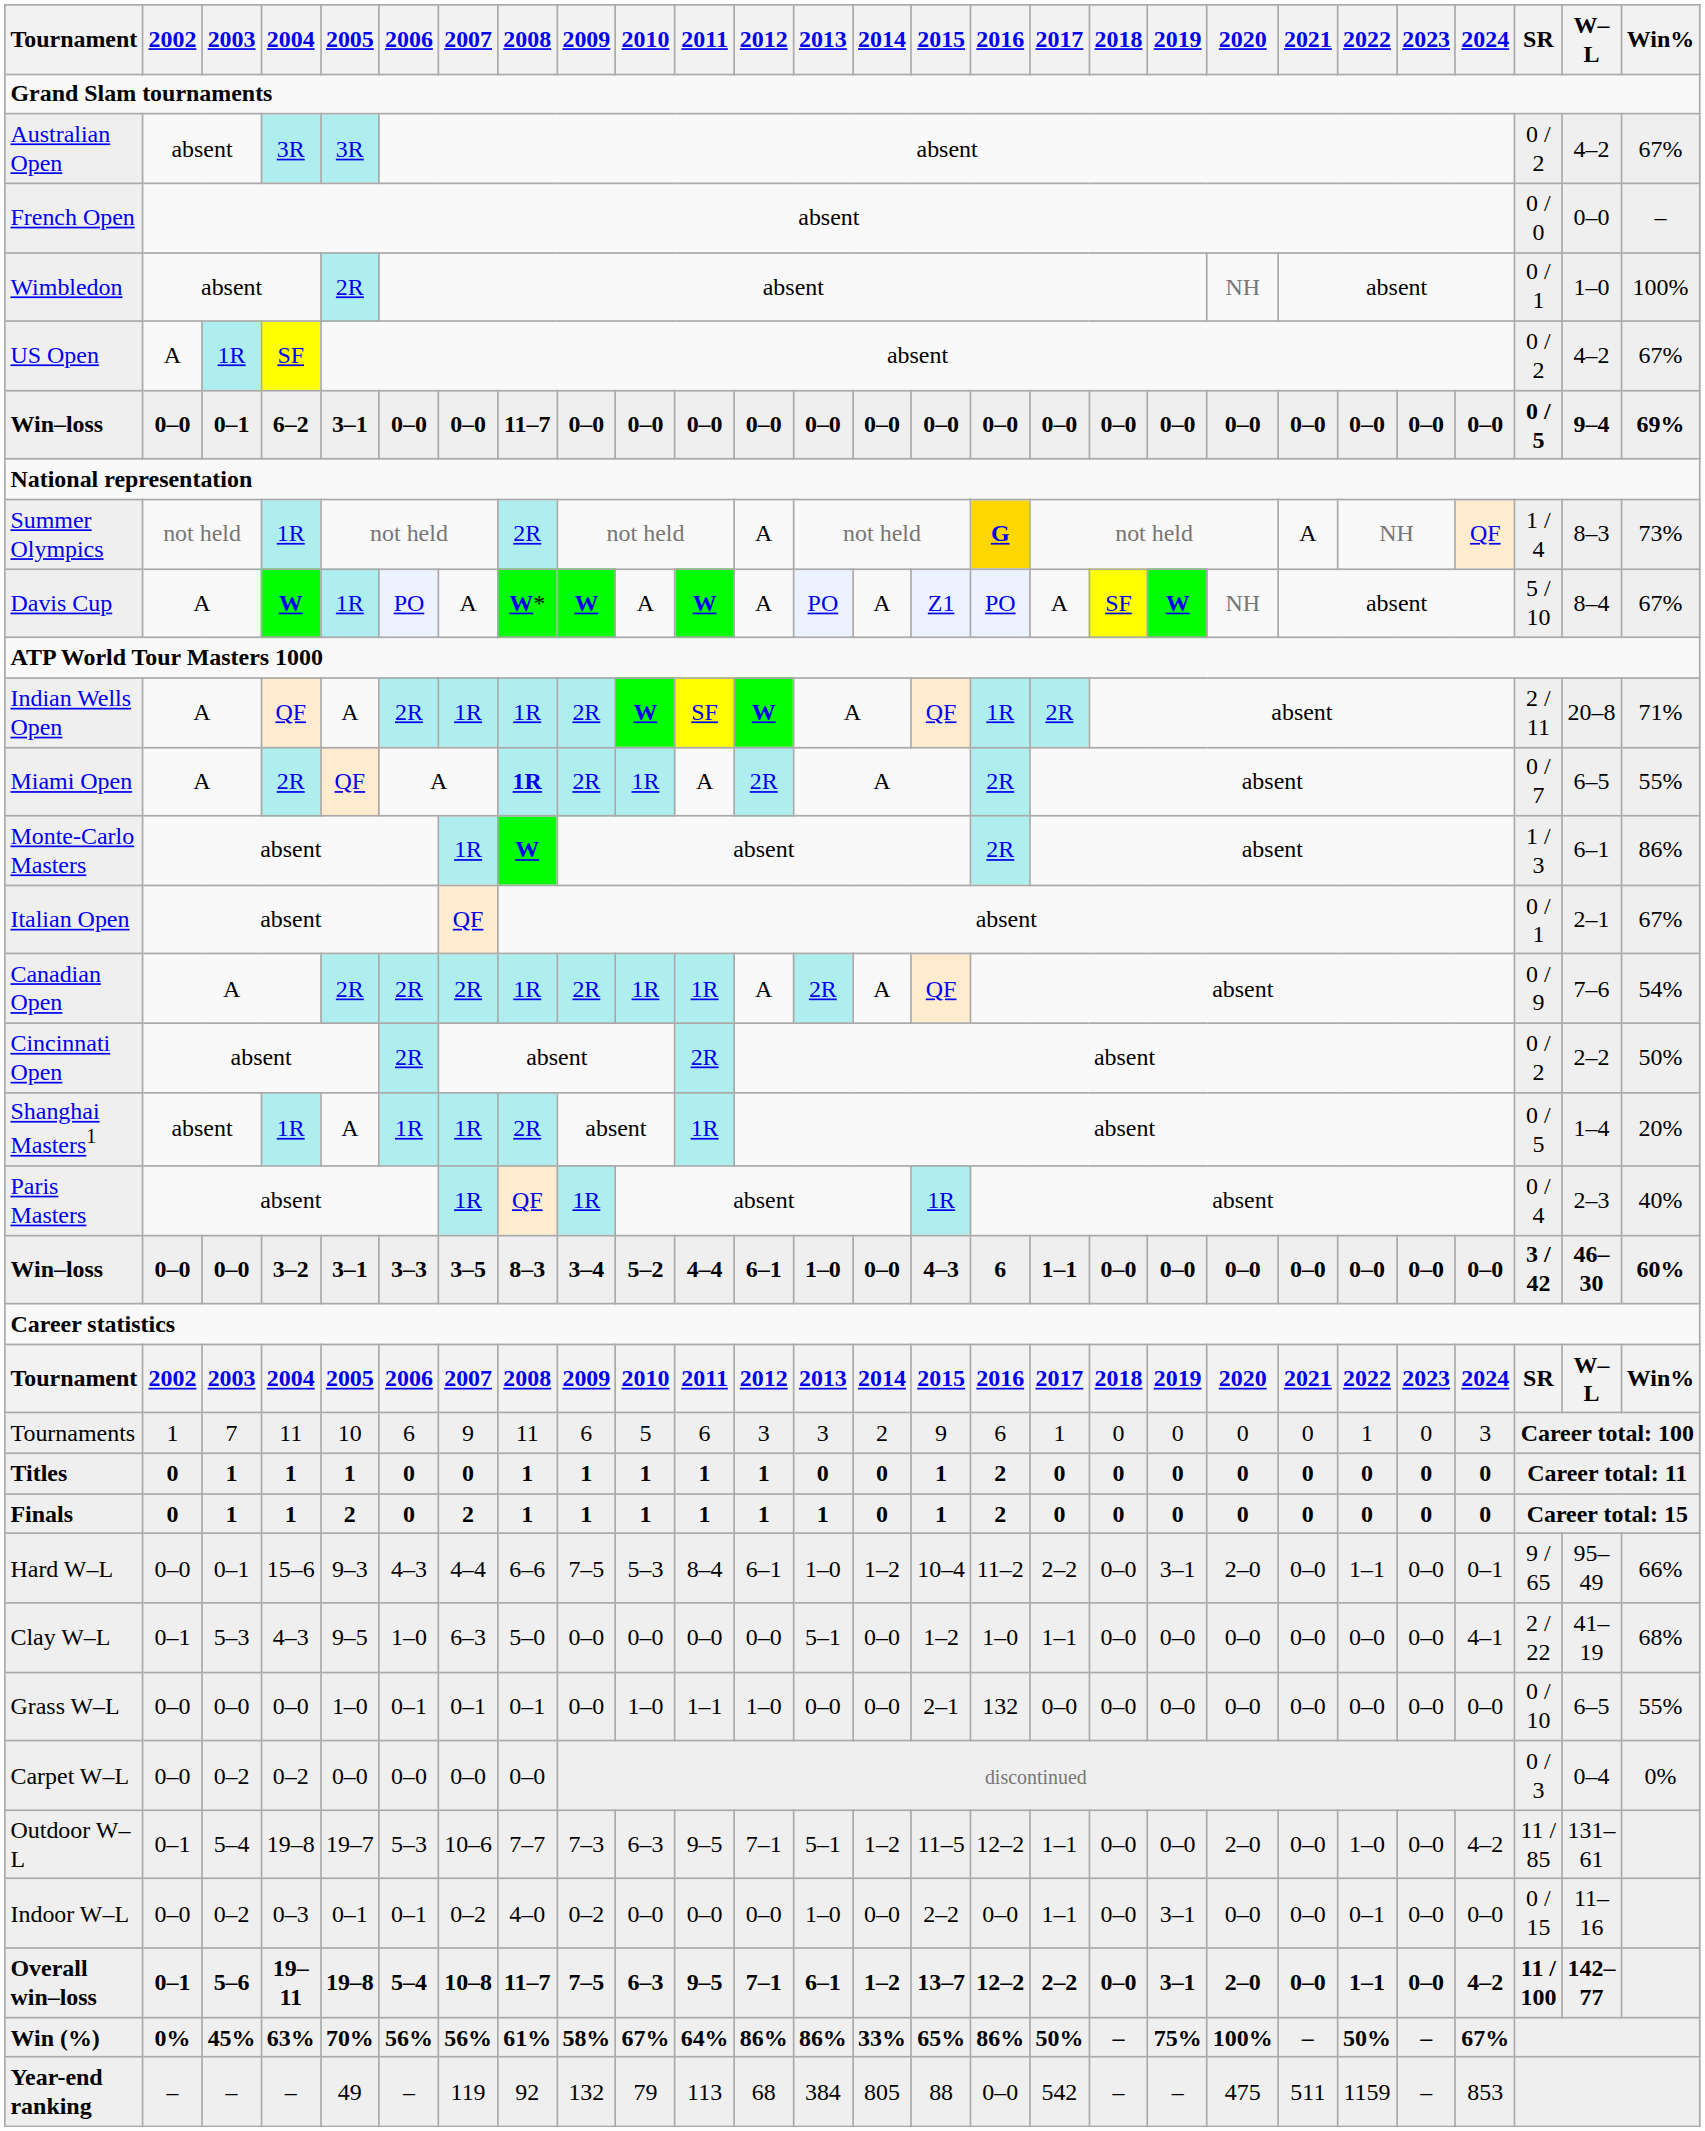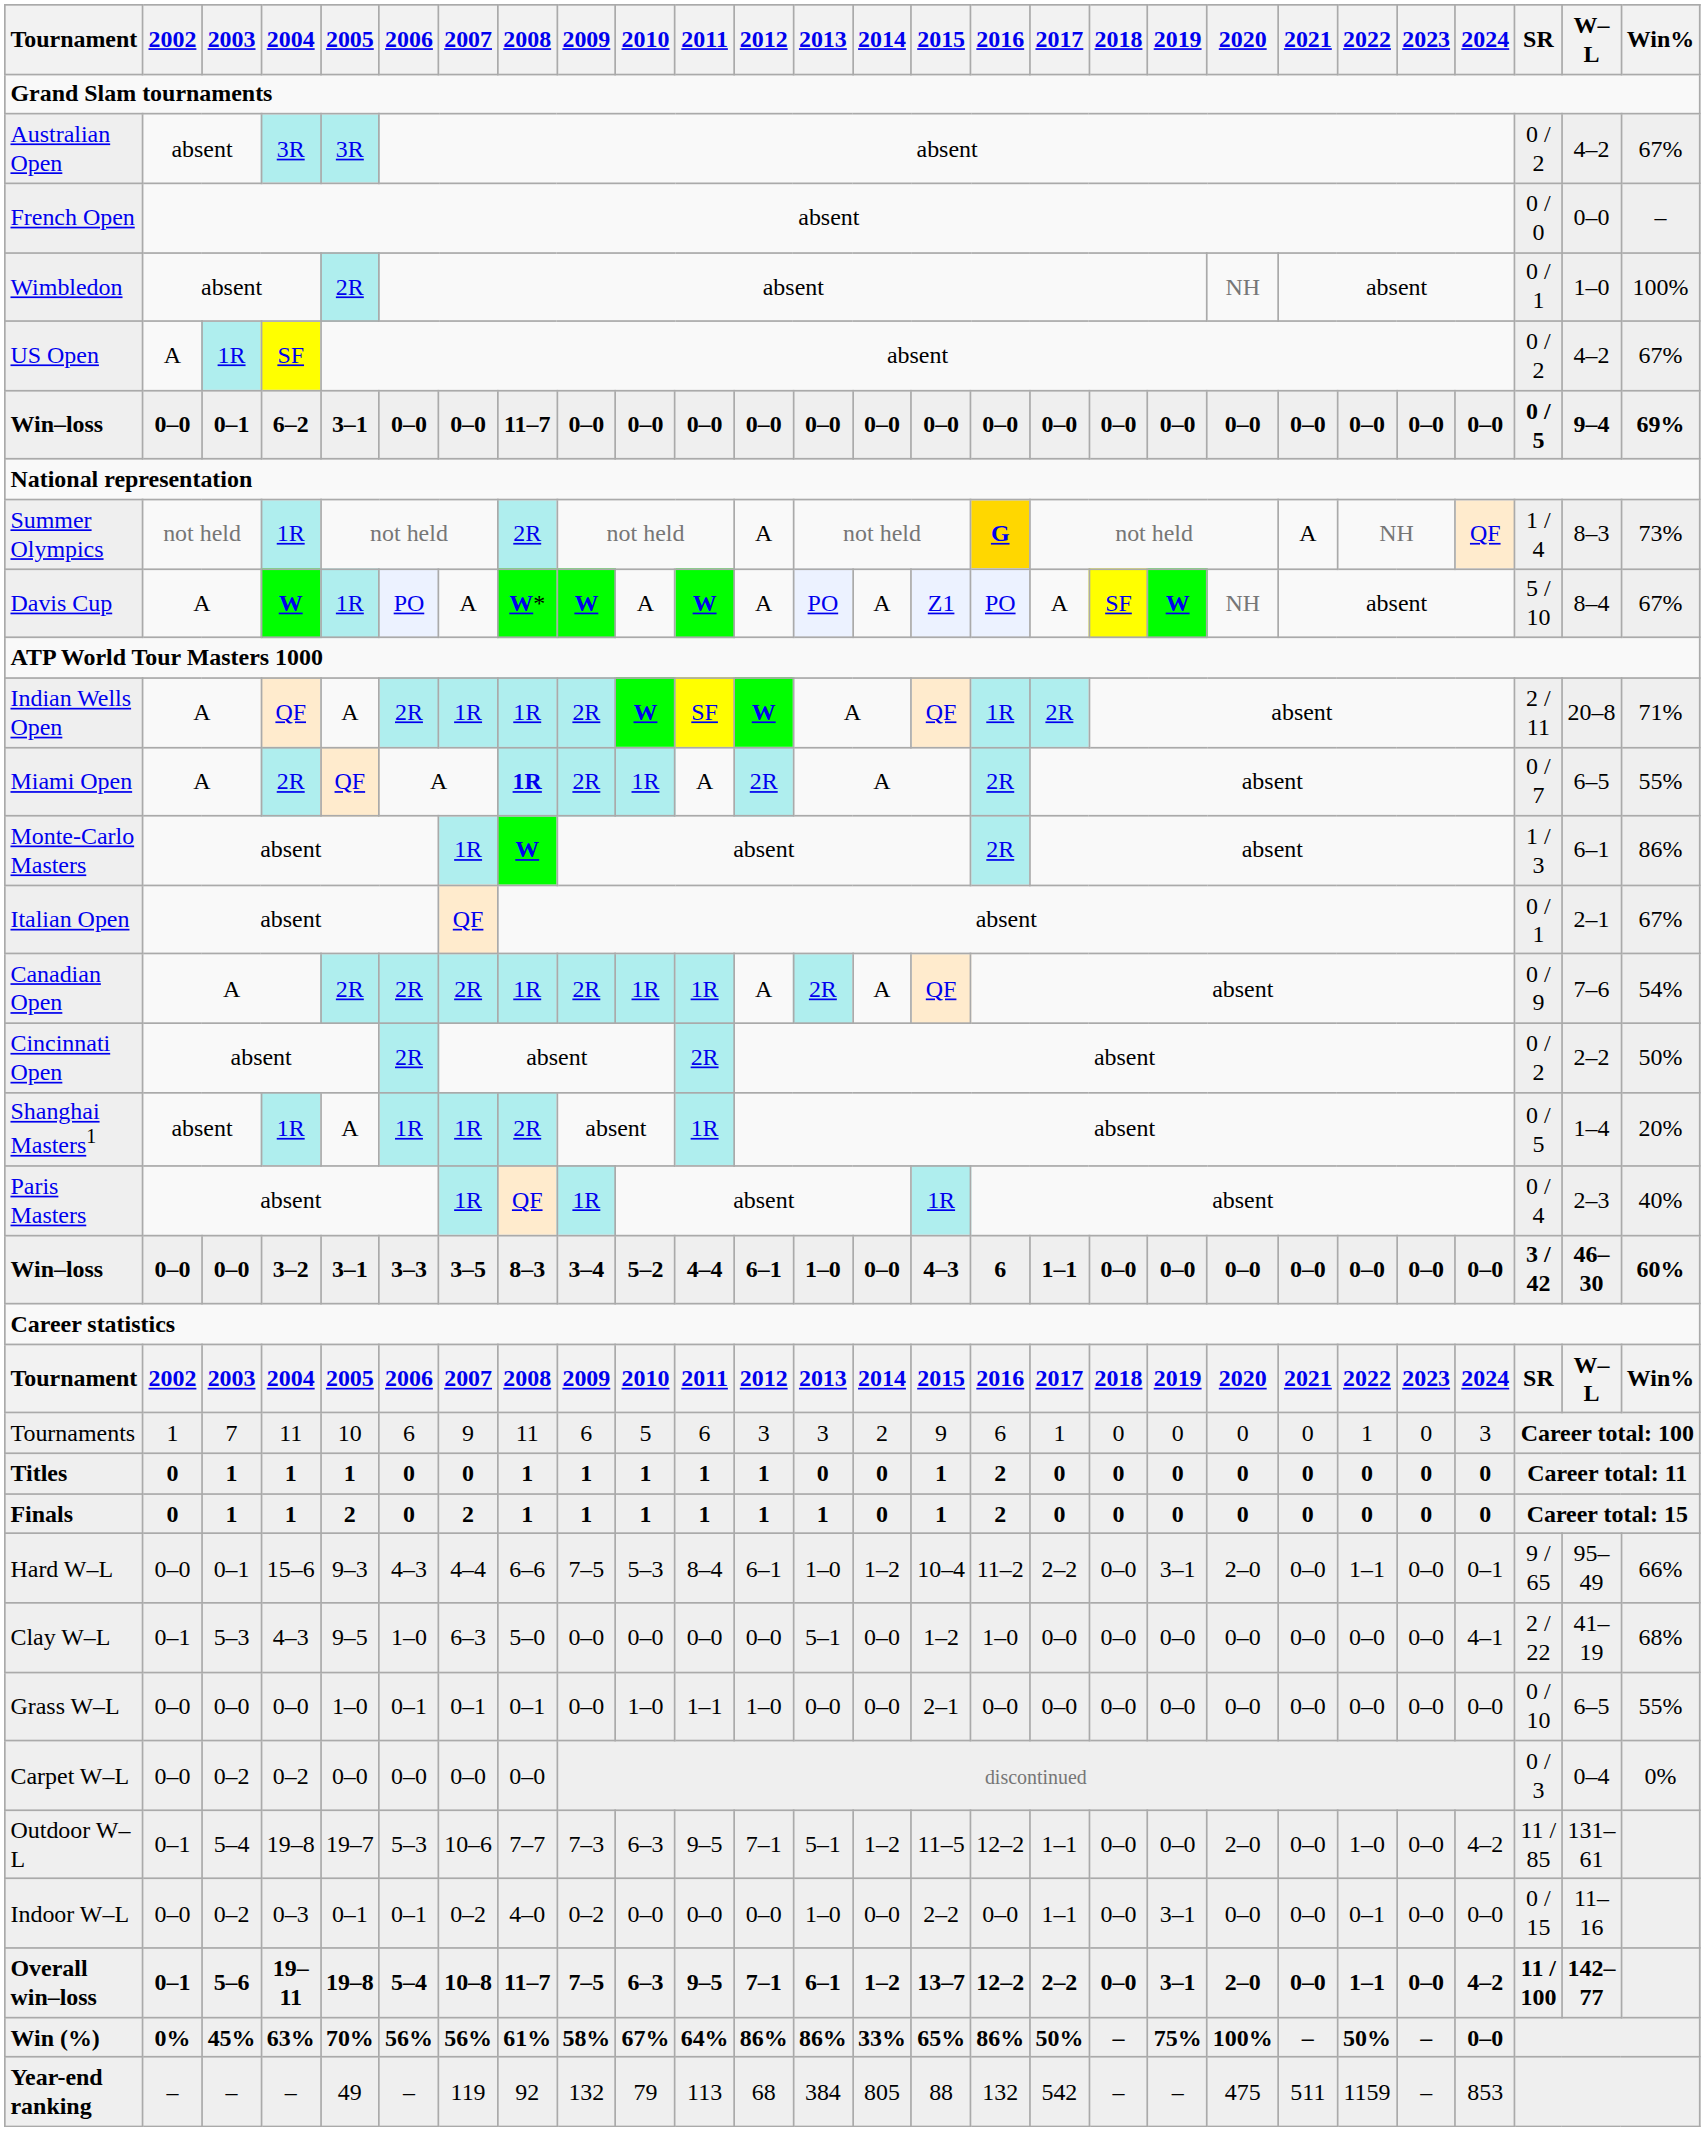(1059, 1637) 1–1 -> (1059, 1637) 0–0
(1000, 1706) 132 -> (1000, 1706) 0–0
(1485, 2036) 67% -> (1485, 2036) 0–0
(1000, 2091) 0–0 -> (1000, 2091) 132
